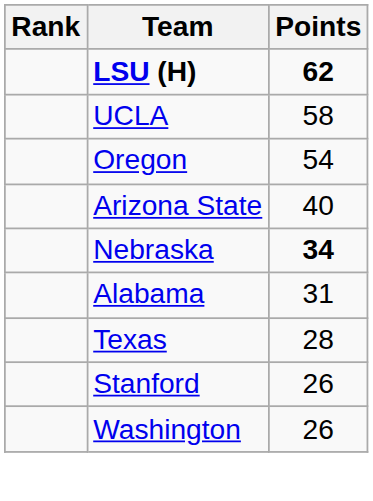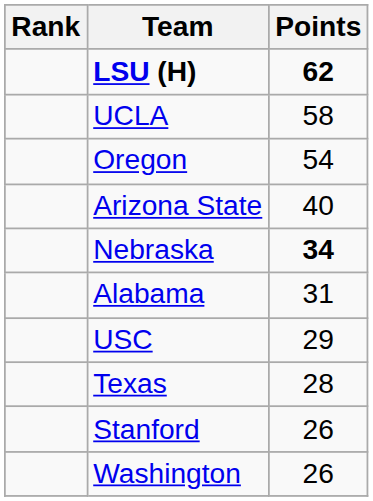+ row: (123, 339)
